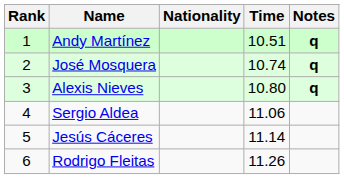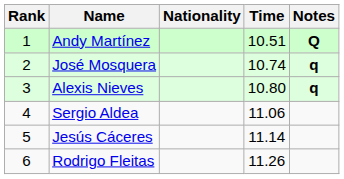(314, 40) q -> (314, 40) Q
